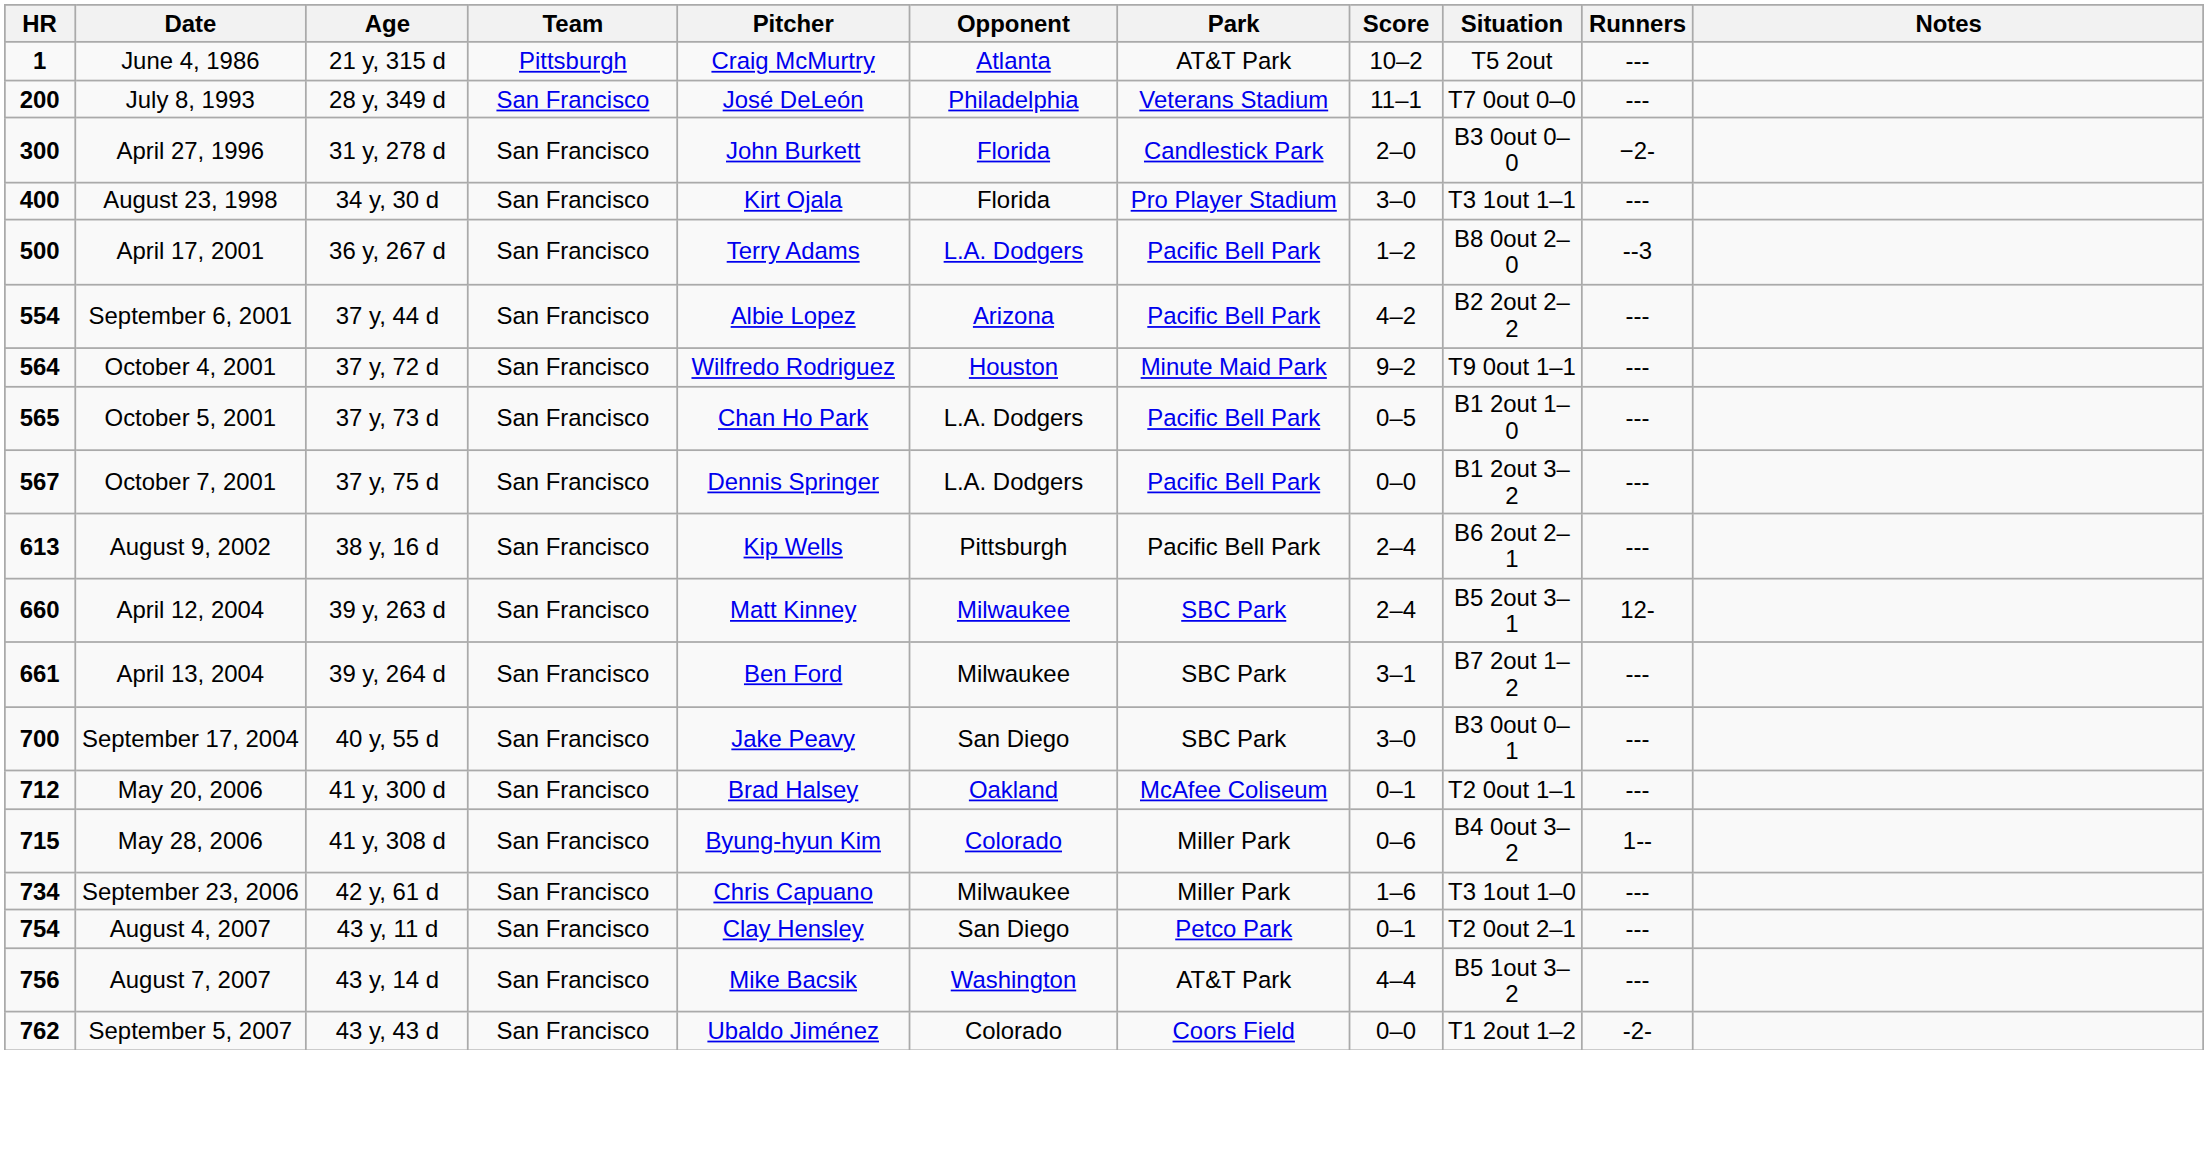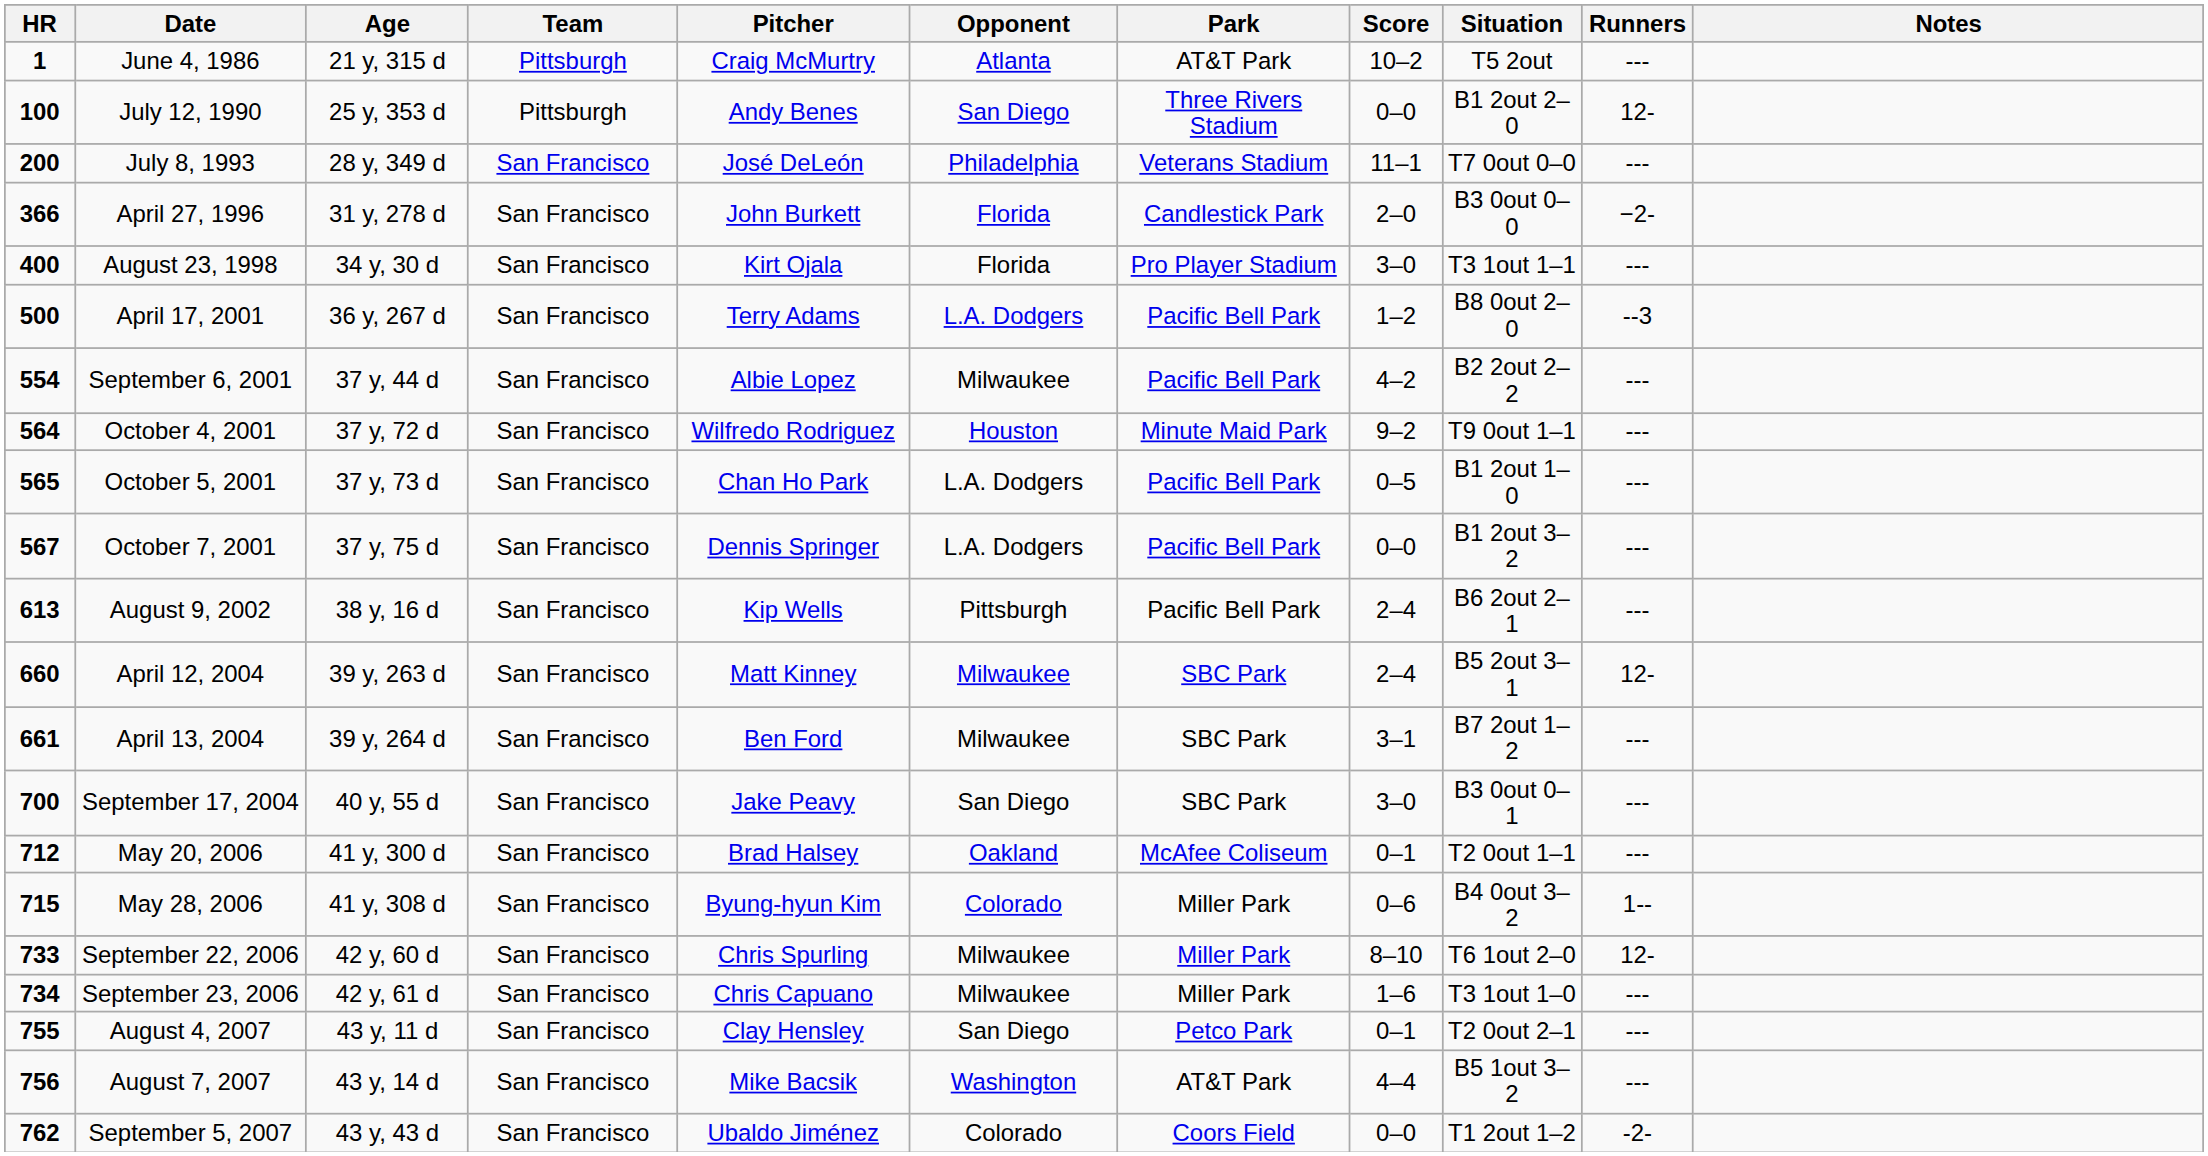+ row: (190, 112)
(40, 150) 300 -> (40, 214) 366
(1013, 316) Arizona -> (1013, 380) Milwaukee
+ row: (190, 955)
(40, 929) 754 -> (40, 1031) 755
